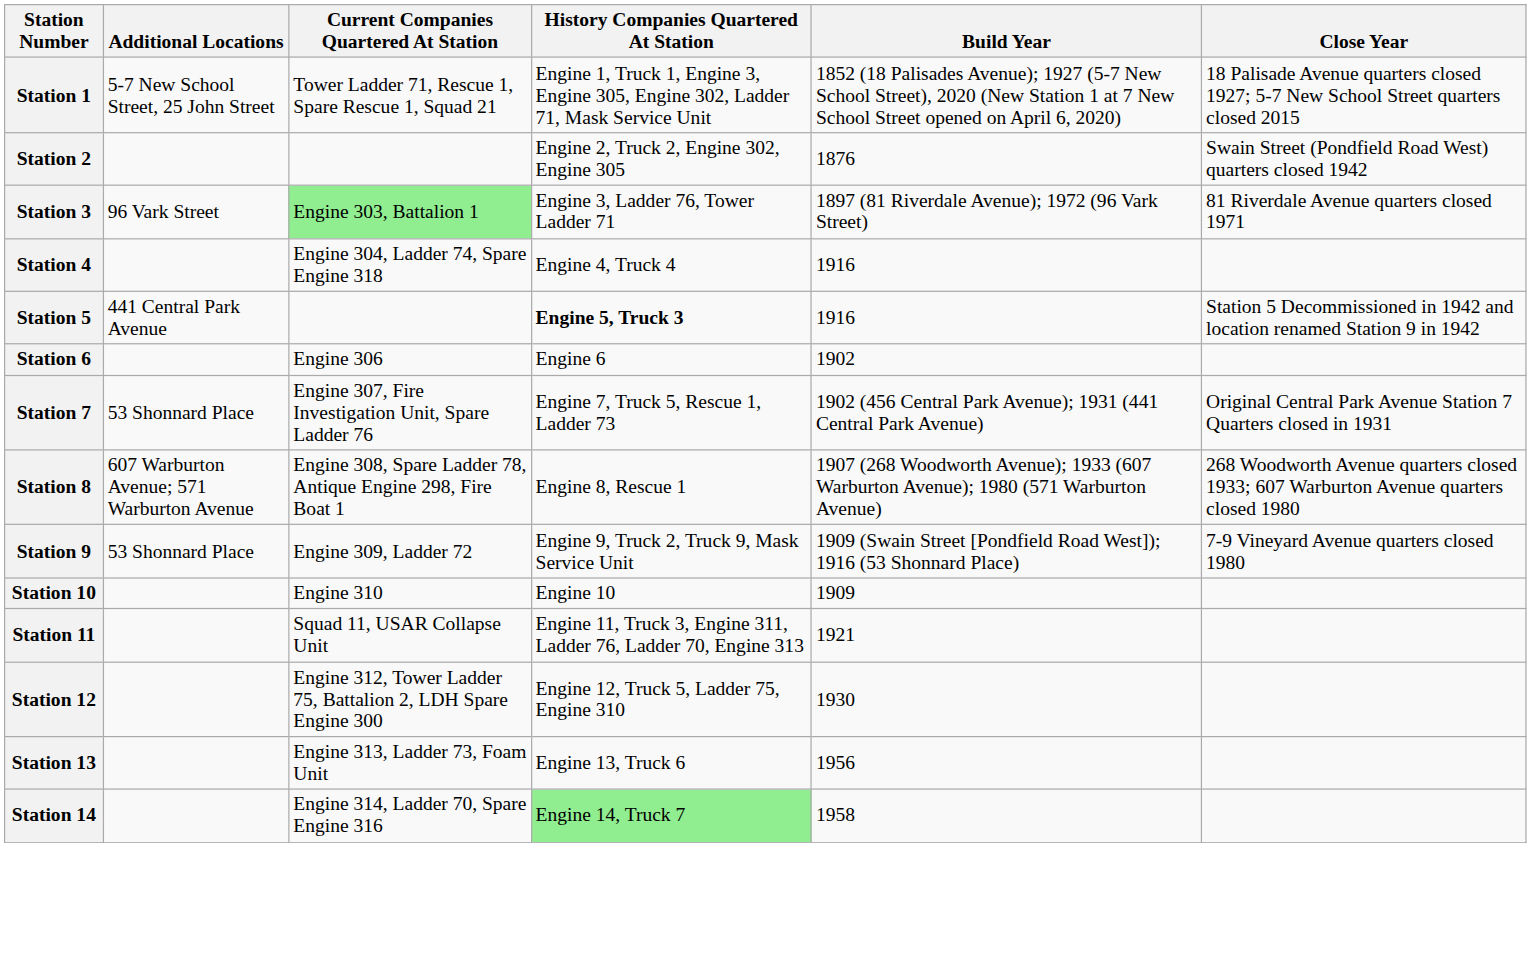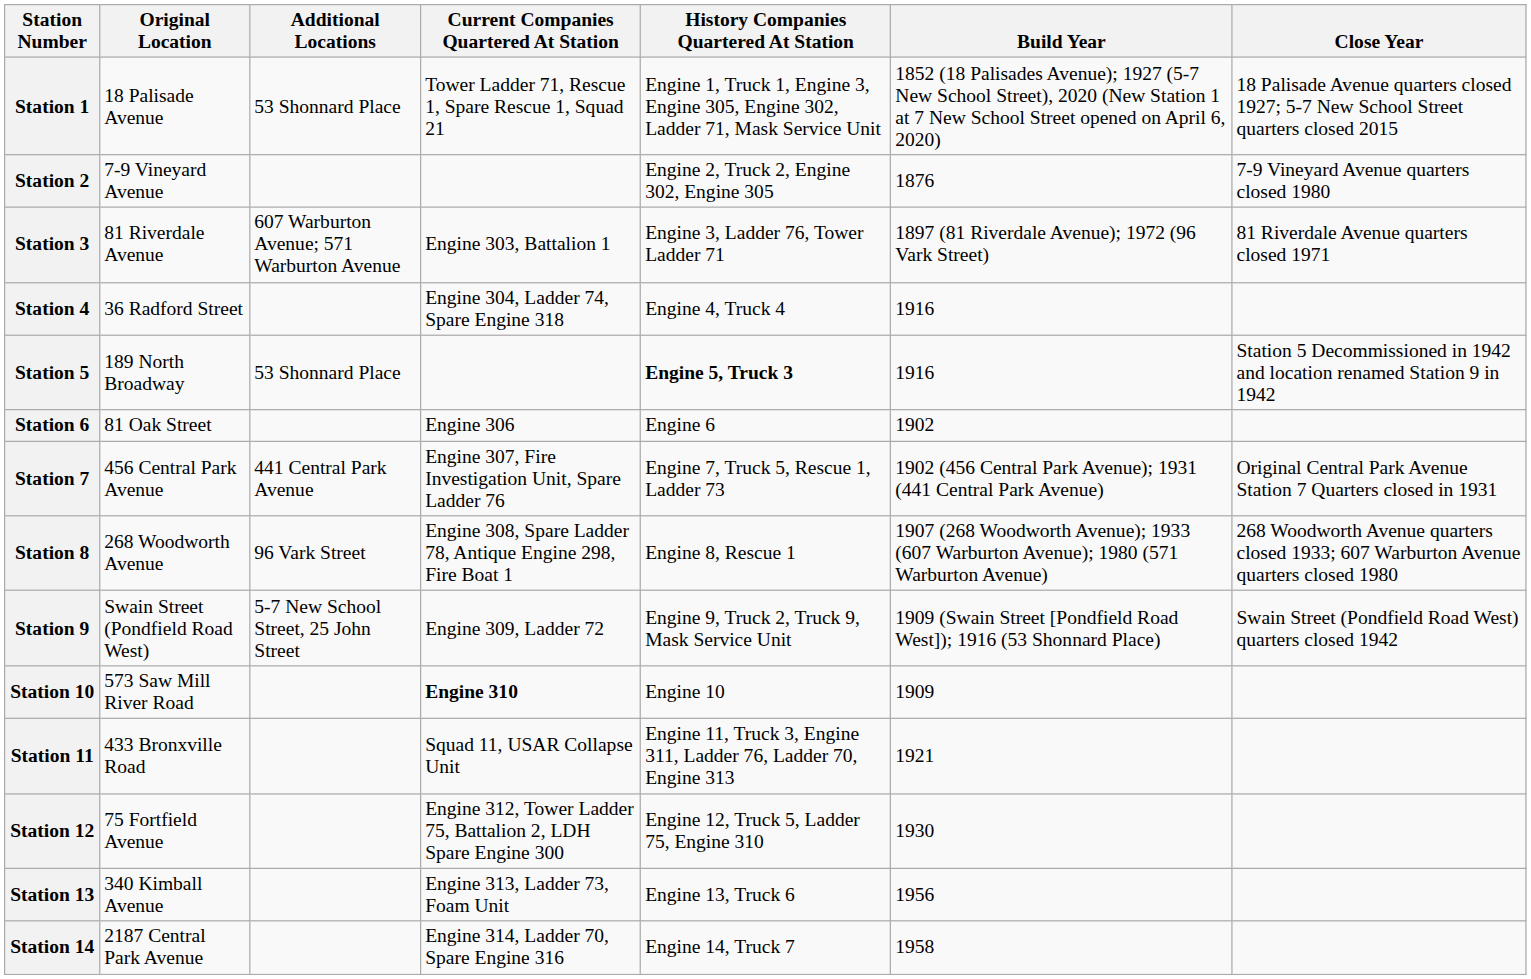+ column: (175, 30)
(191, 94) 5-7 New School Street, 25 John Street -> (327, 105) 53 Shonnard Place
(1347, 158) Swain Street (Pondfield Road West) quarters closed 1942 -> (1353, 180) 7-9 Vineyard Avenue quarters closed 1980
(163, 211) 96 Vark Street -> (327, 244) 607 Warburton Avenue; 571 Warburton Avenue
(386, 211) lightgreen background -> (518, 244) no background
(174, 317) 441 Central Park Avenue -> (327, 372) 53 Shonnard Place
(181, 412) 53 Shonnard Place -> (320, 478) 441 Central Park Avenue
(181, 487) 607 Warburton Avenue; 571 Warburton Avenue -> (310, 553) 96 Vark Street
(181, 551) 53 Shonnard Place -> (318, 627) 5-7 New School Street, 25 John Street
(1350, 551) 7-9 Vineyard Avenue quarters closed 1980 -> (1378, 627) Swain Street (Pondfield Road West) quarters closed 1942
(338, 593) normal -> (472, 691) bold
(610, 815) lightgreen background -> (720, 947) no background
